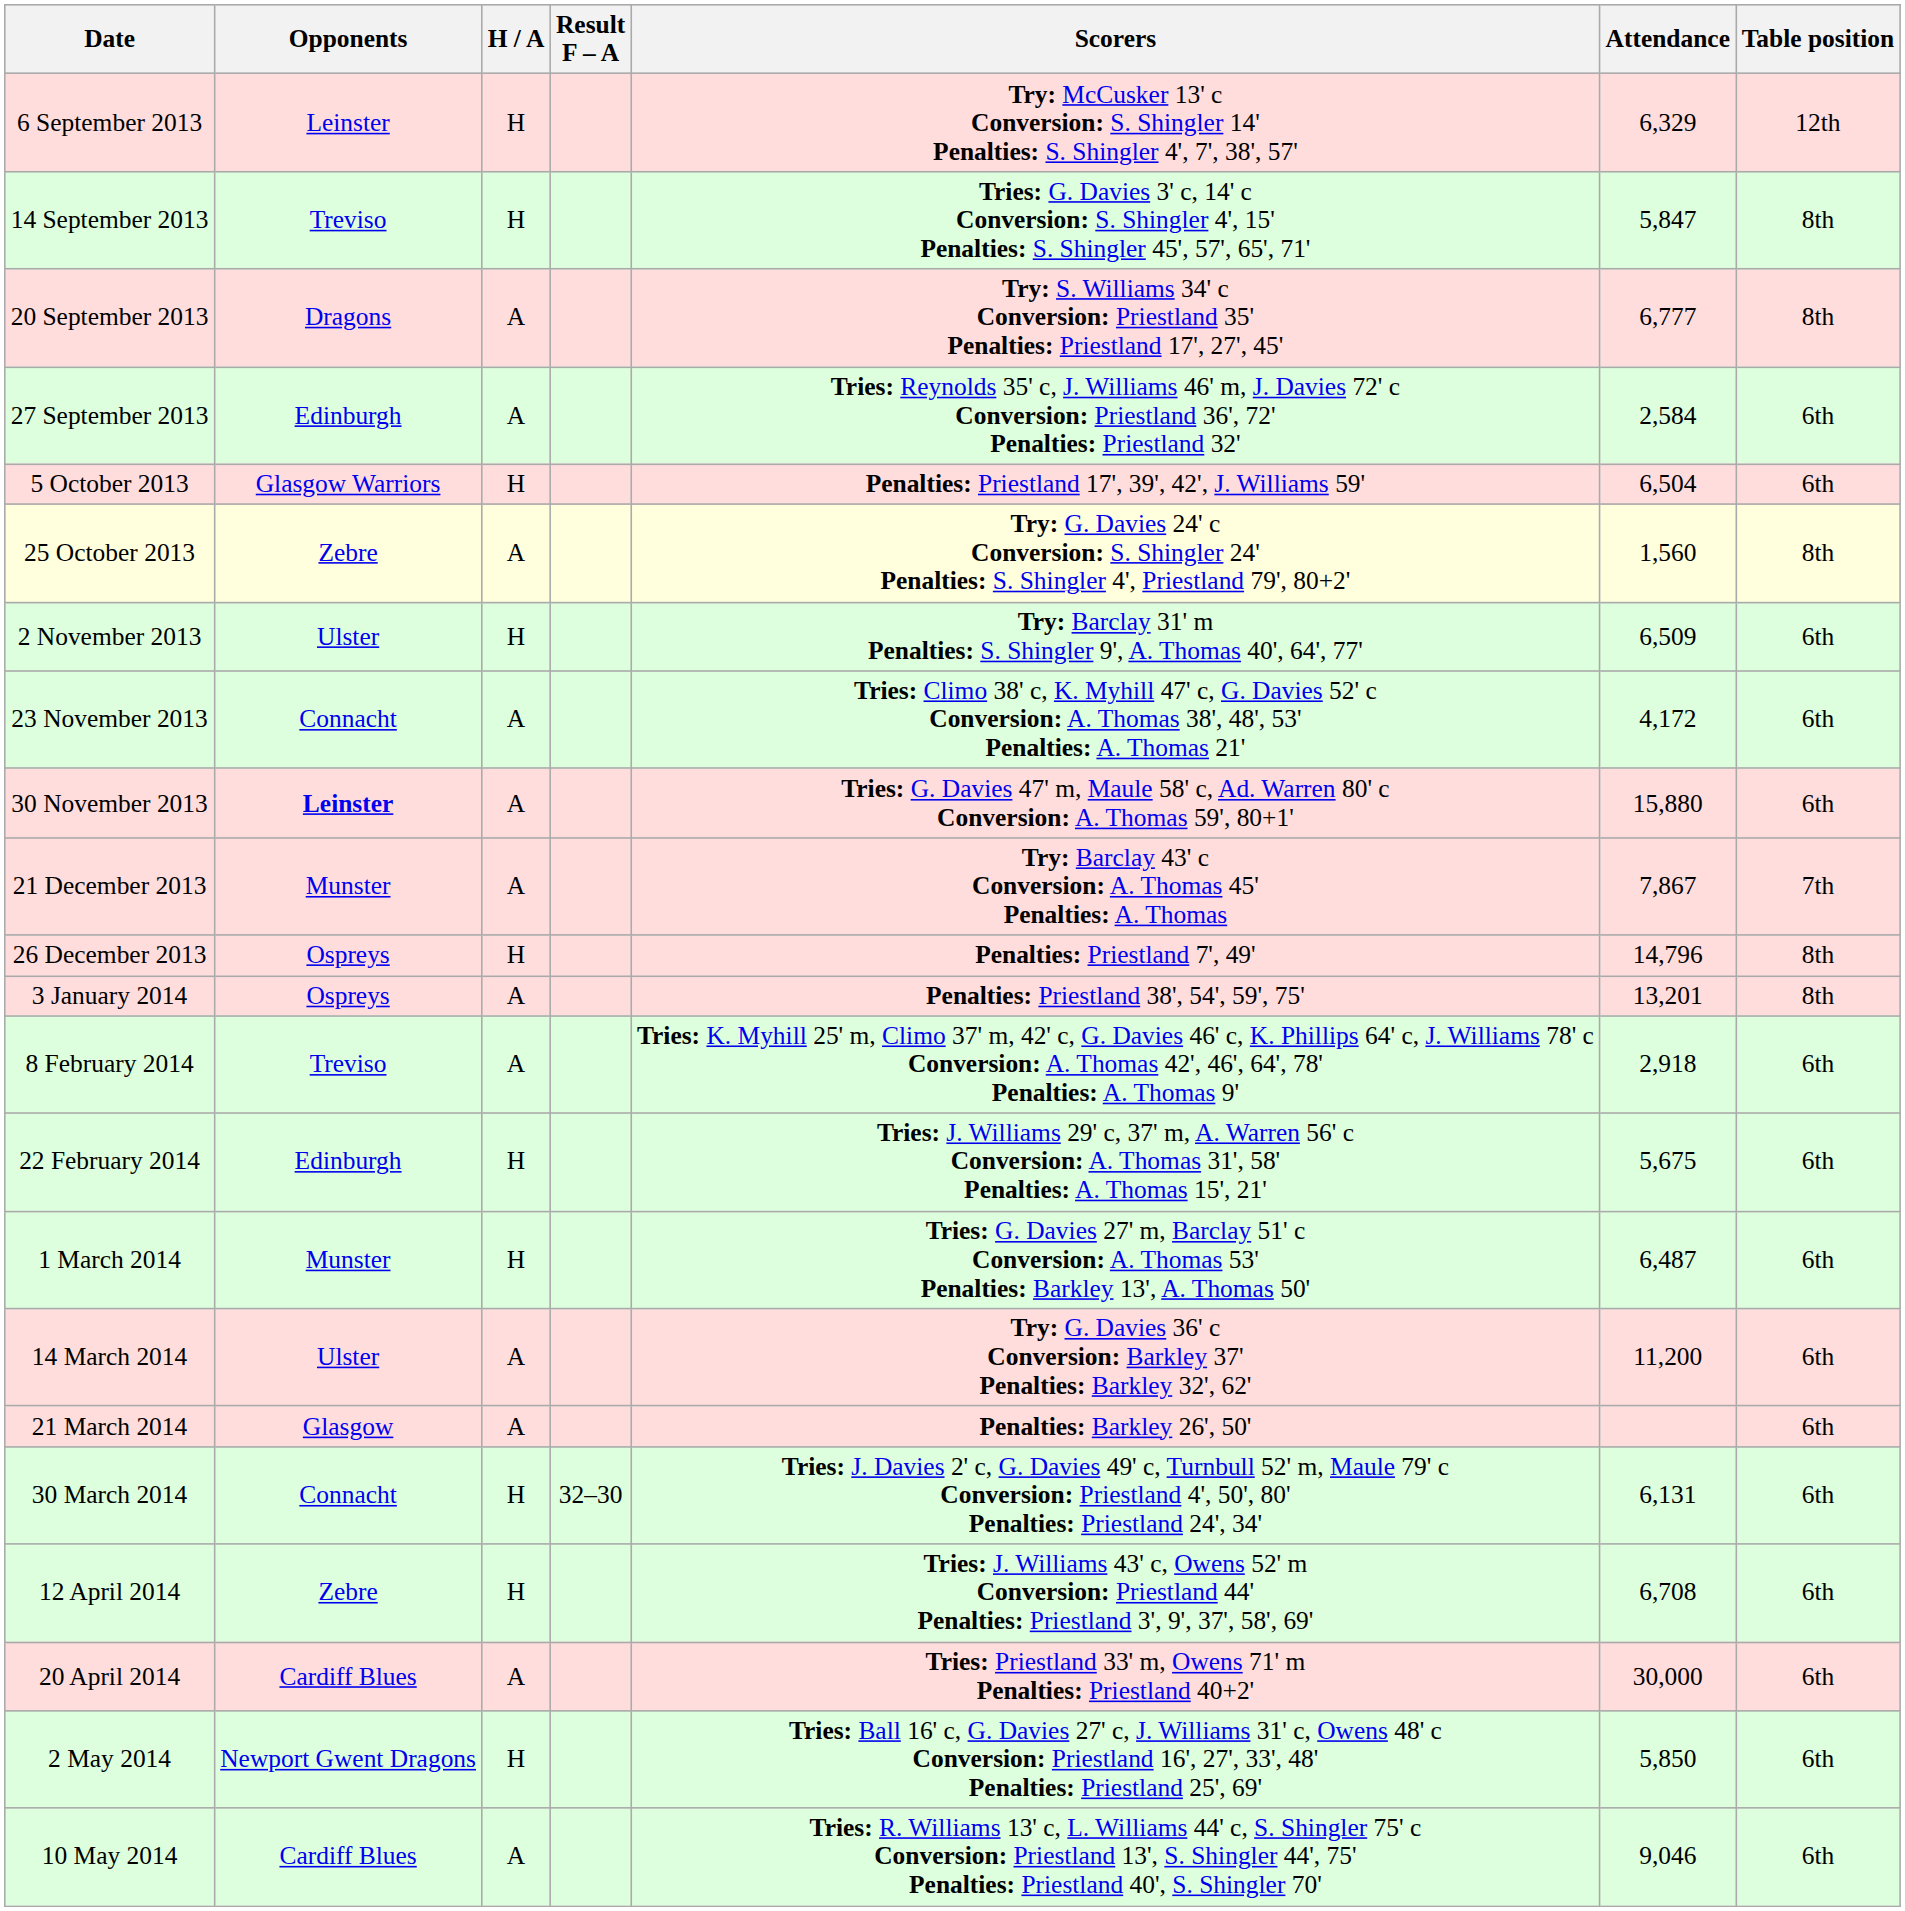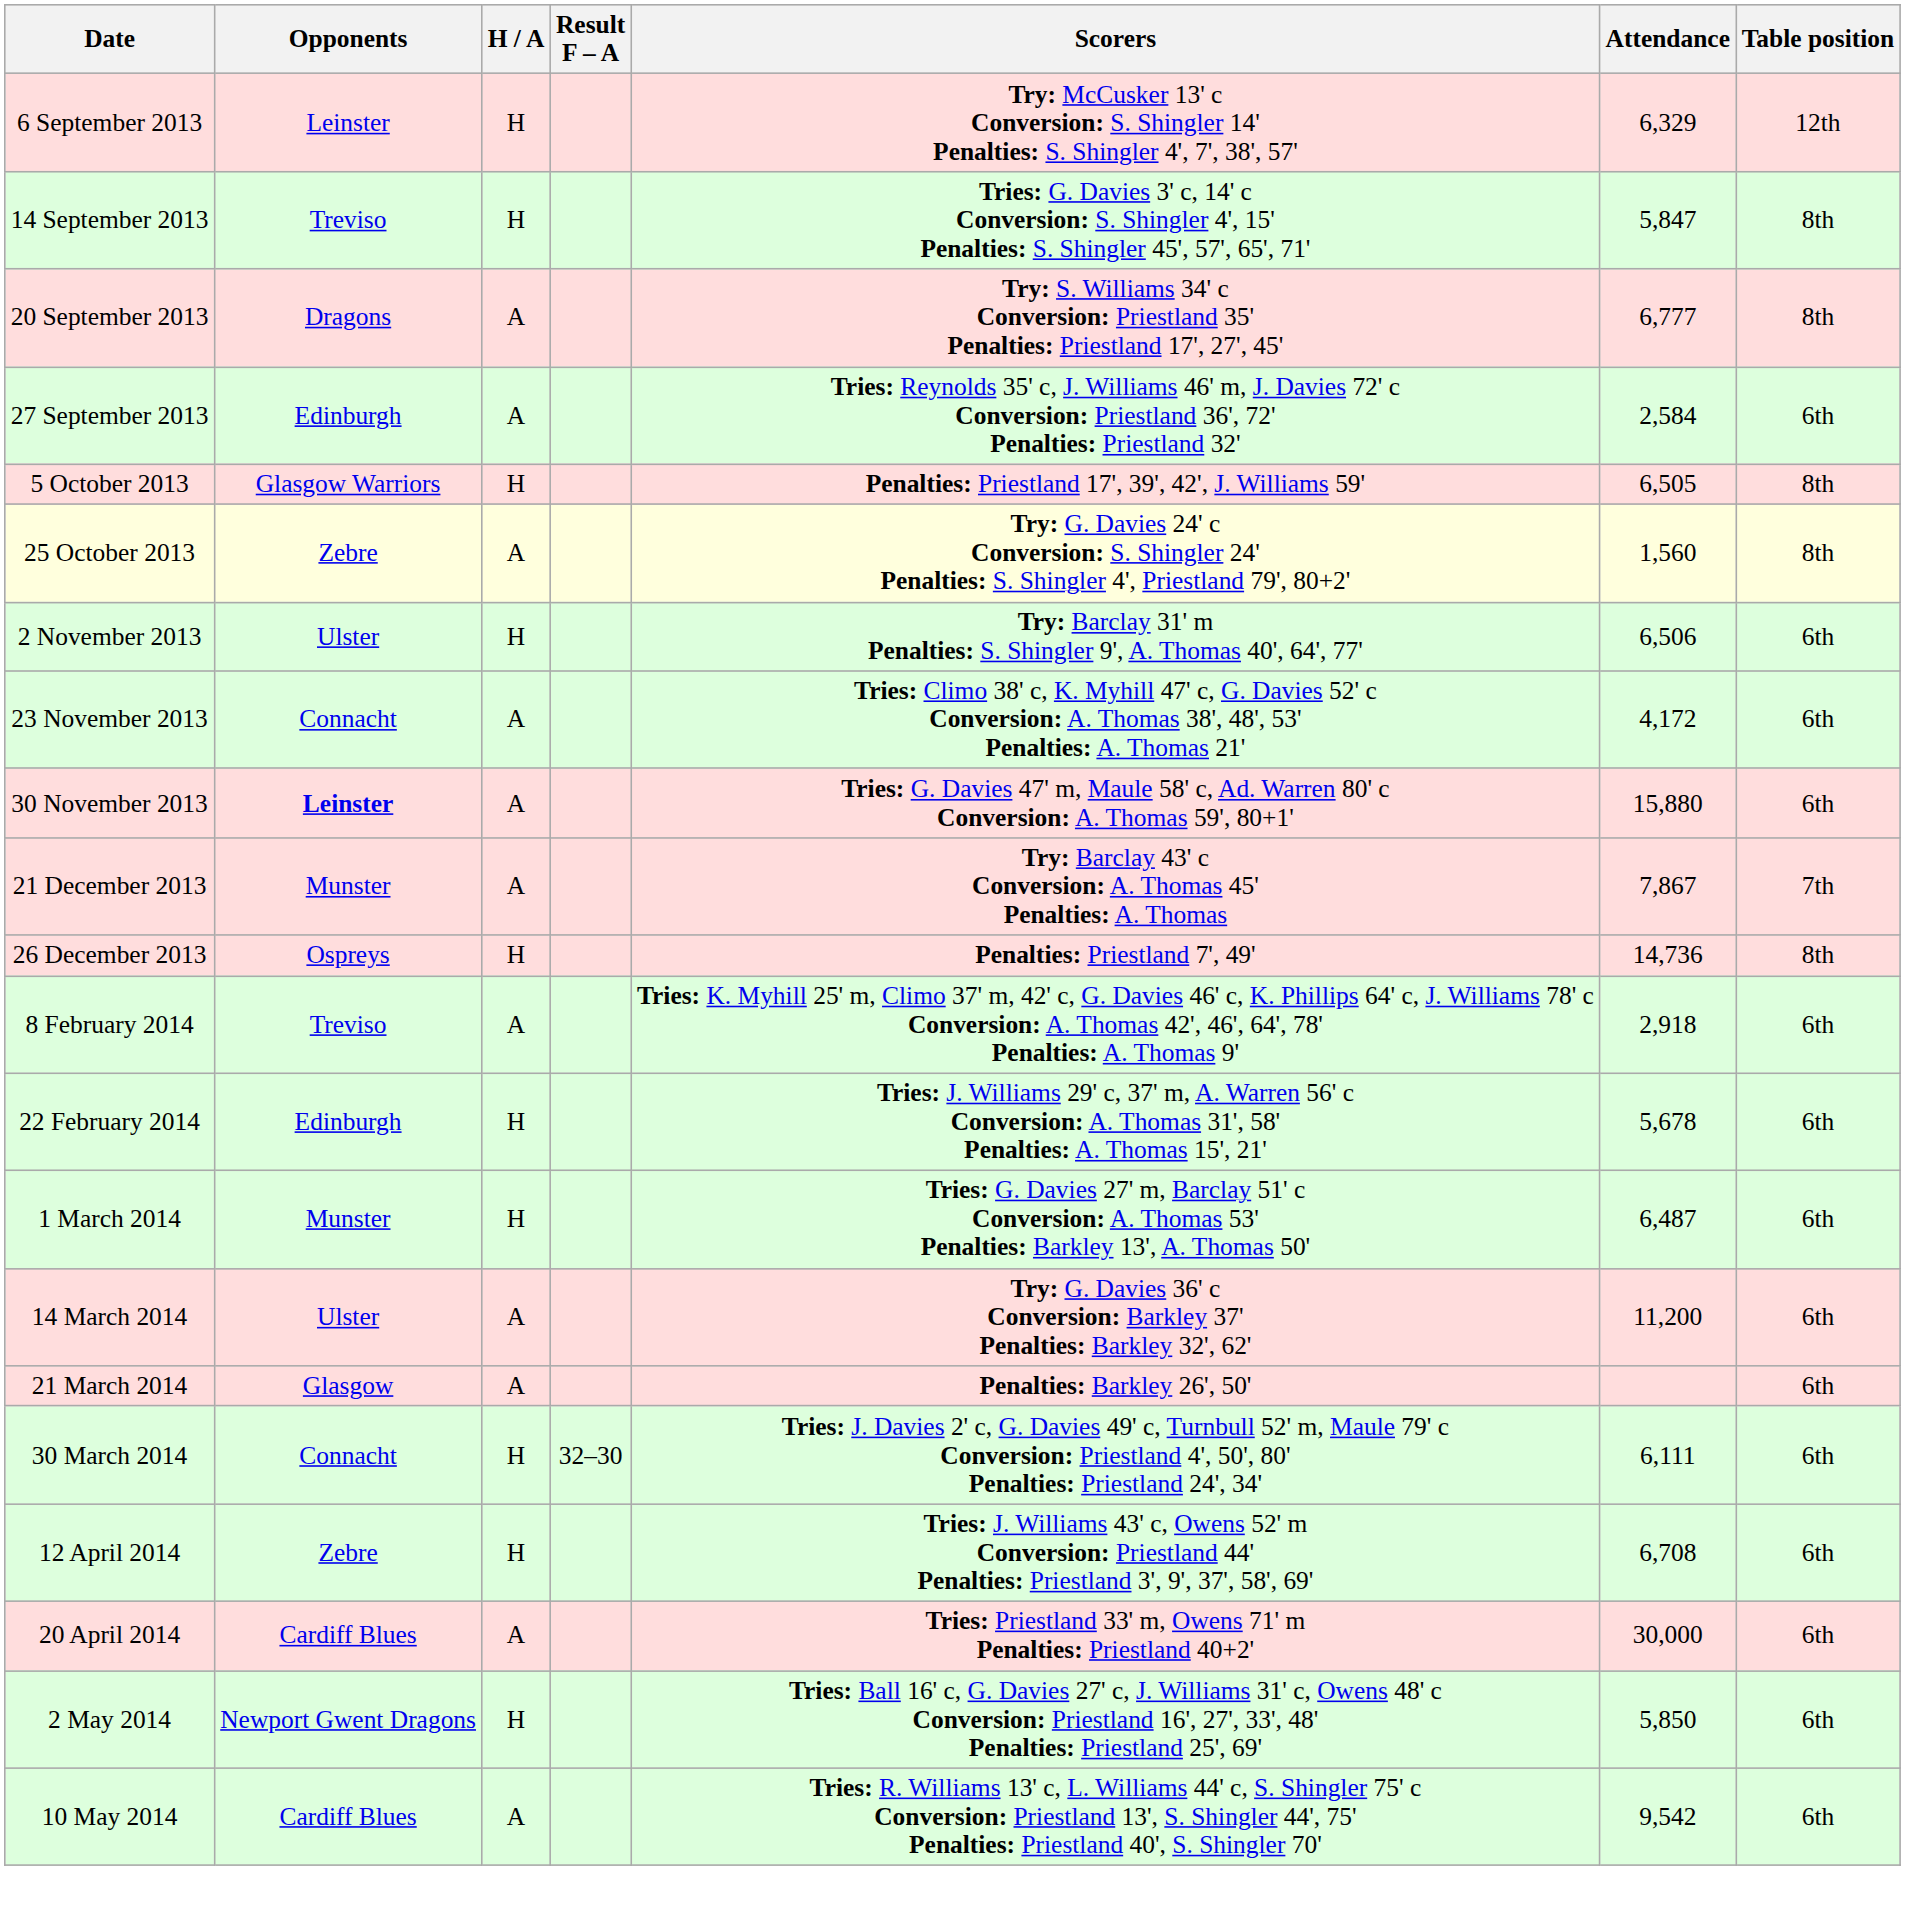(1668, 483) 6,504 -> (1668, 483) 6,505
(1818, 483) 6th -> (1818, 483) 8th
(1668, 636) 6,509 -> (1668, 636) 6,506
(1668, 955) 14,796 -> (1668, 955) 14,736
- row: (110, 995)
(1668, 1161) 5,675 -> (1668, 1121) 5,678
(1668, 1495) 6,131 -> (1668, 1454) 6,111
(1668, 1856) 9,046 -> (1668, 1816) 9,542
